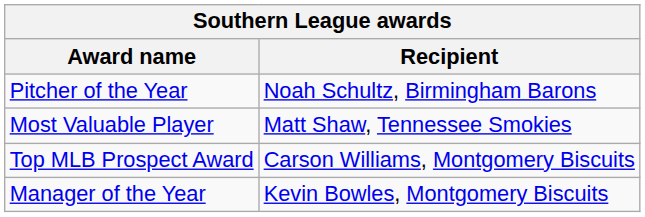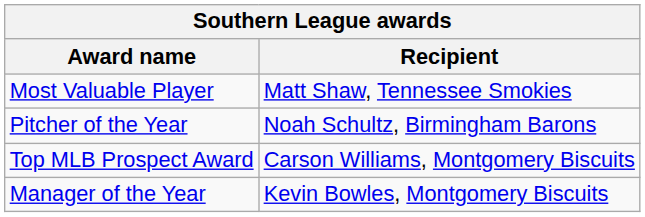rows swapped: (112, 125) <-> (99, 90)
